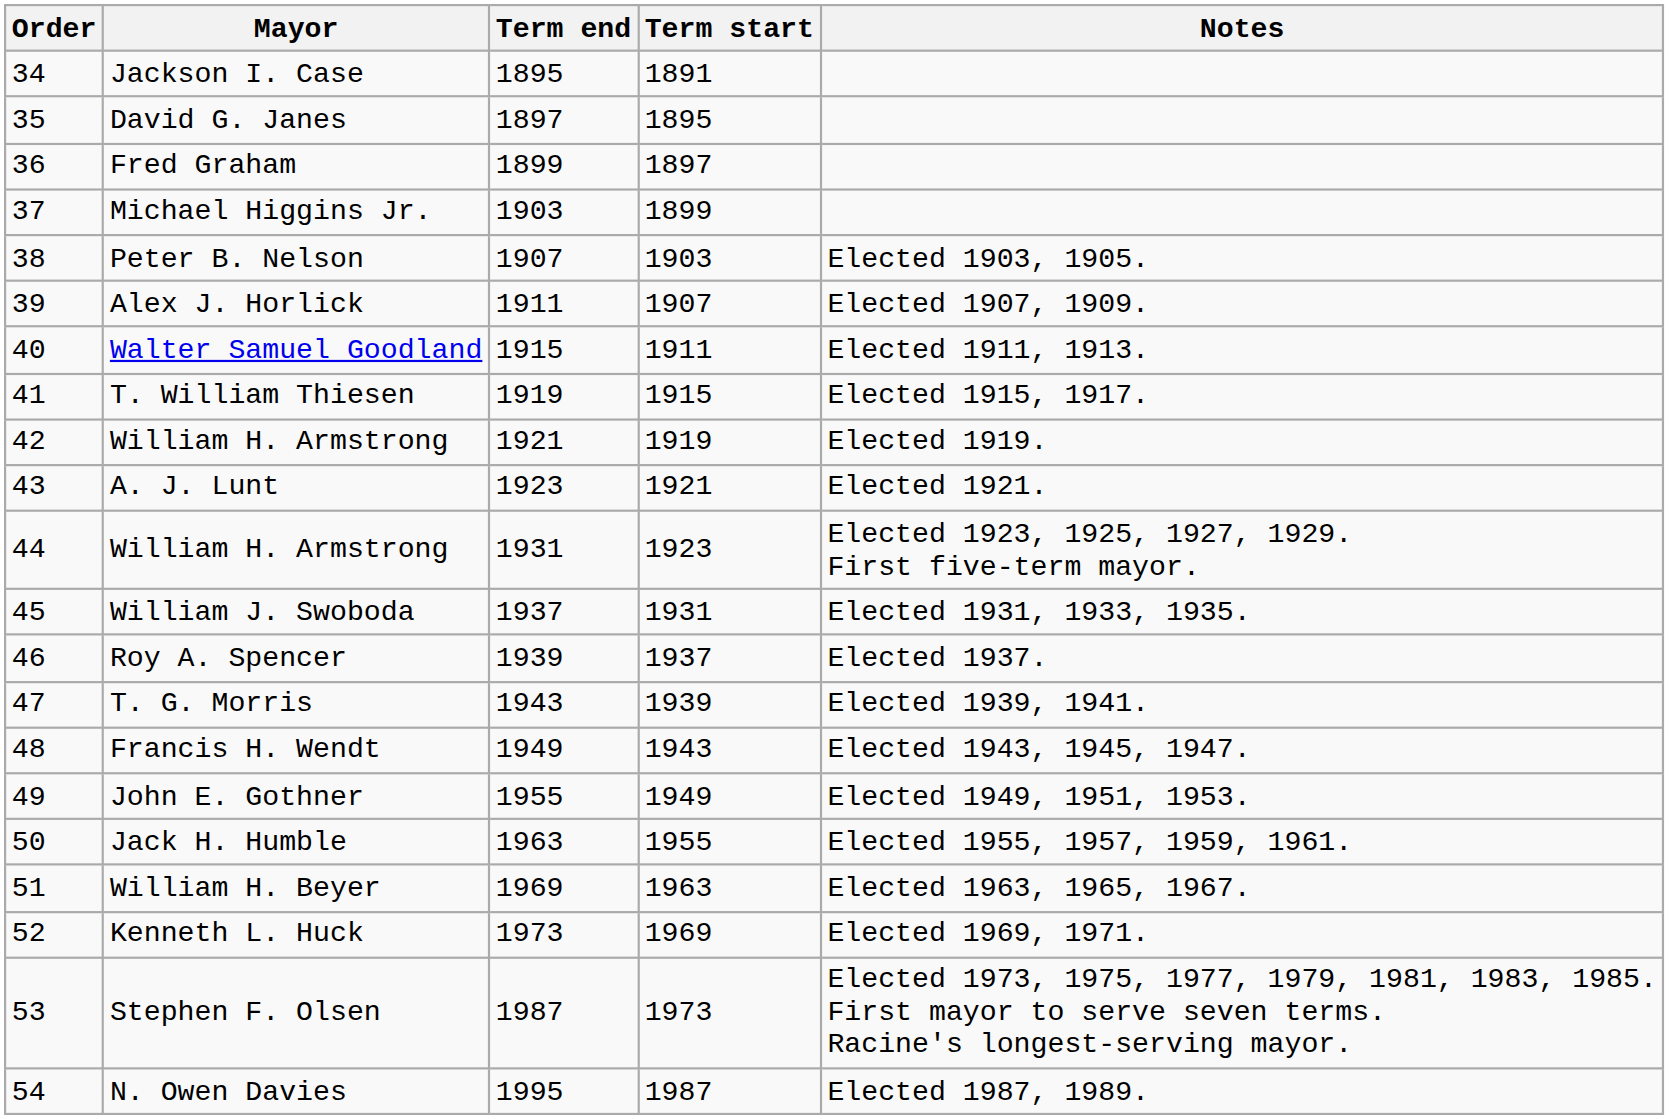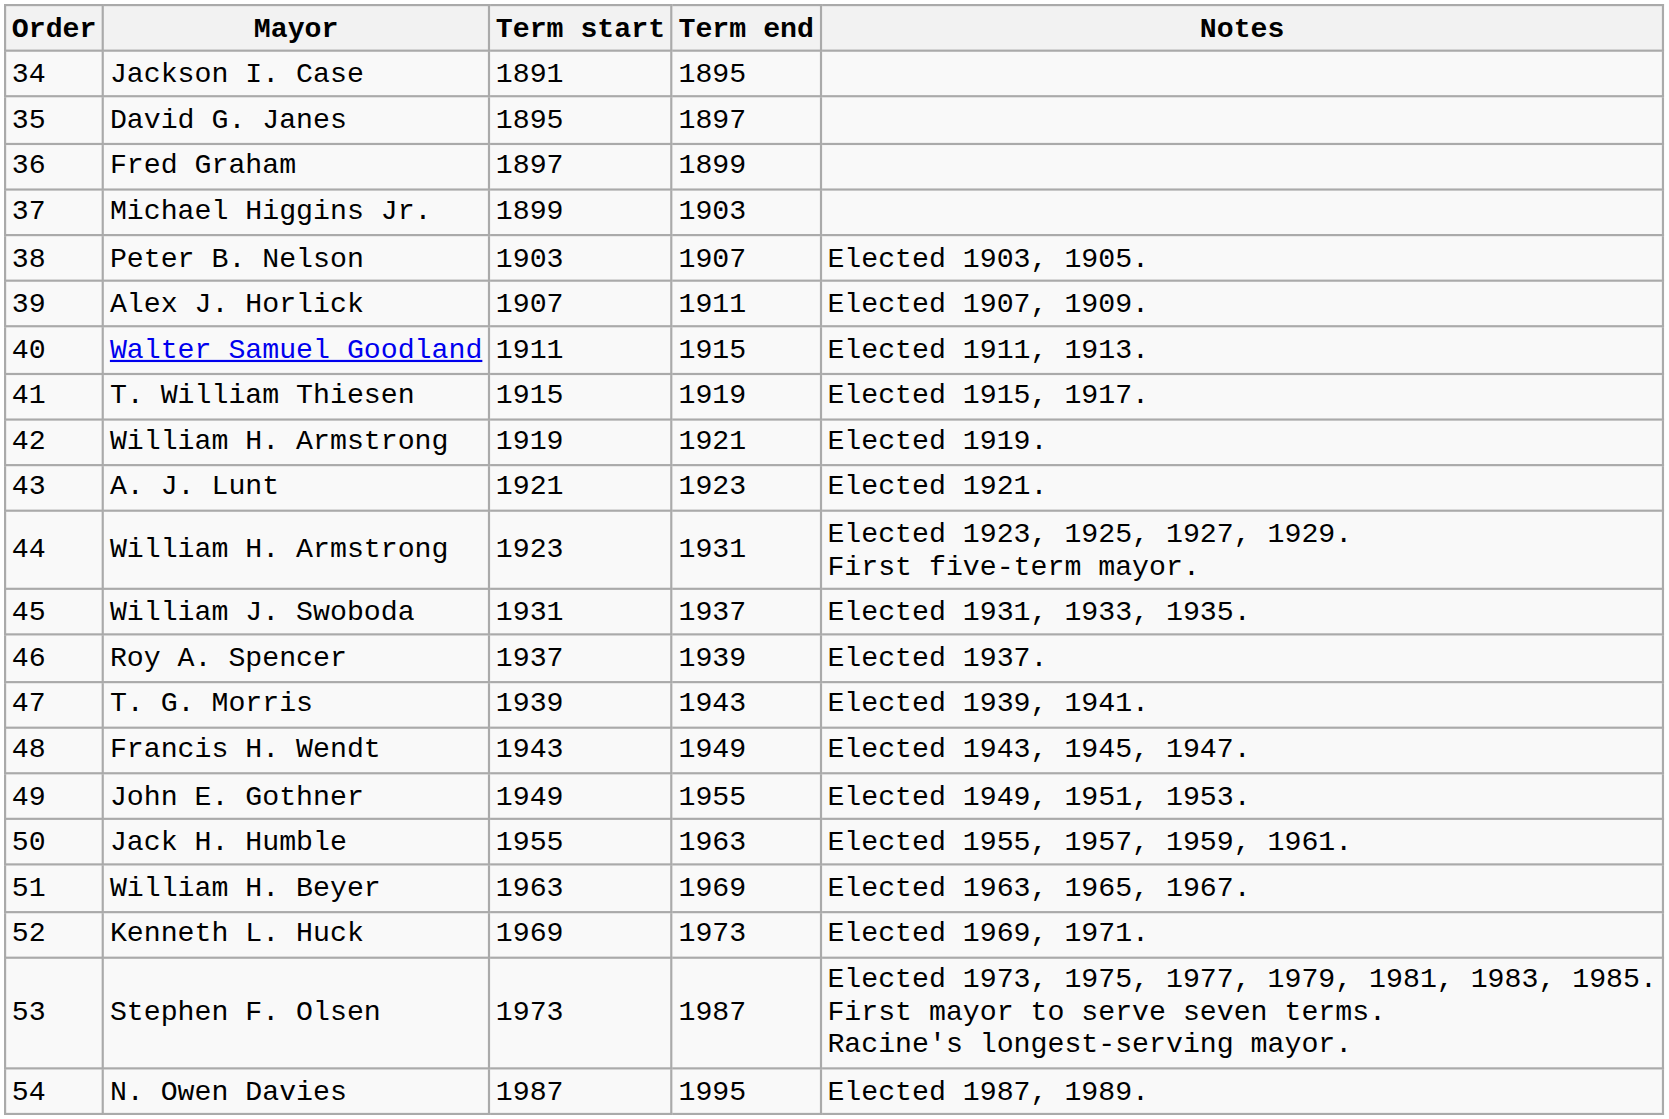columns swapped: (729, 28) <-> (564, 28)
